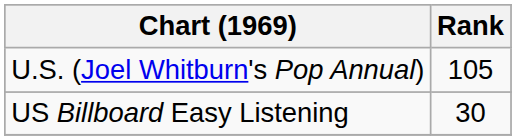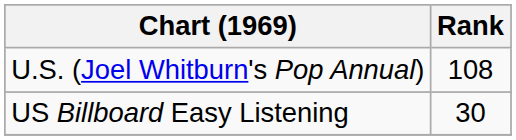(470, 69) 105 -> (470, 69) 108
